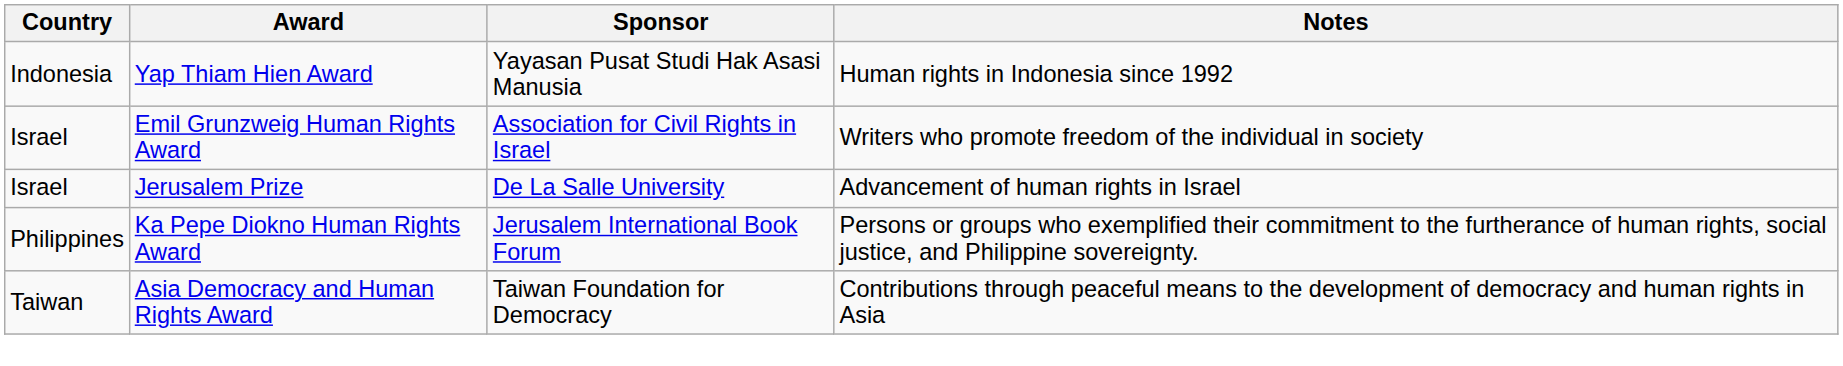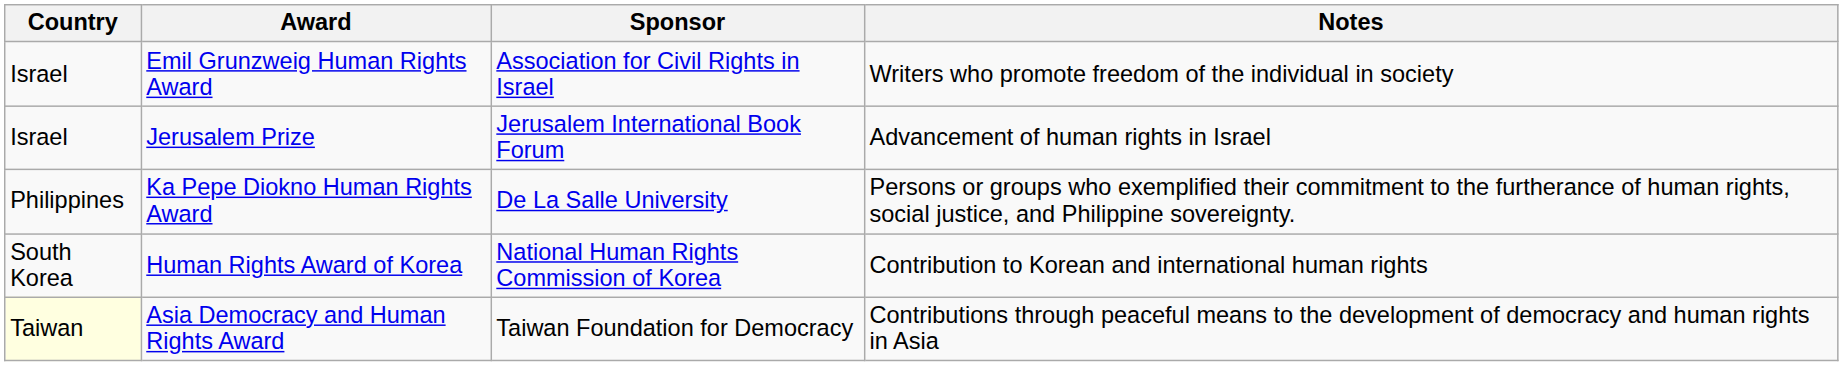- row: (254, 73)
(609, 187) De La Salle University -> (649, 137) Jerusalem International Book Forum
(645, 238) Jerusalem International Book Forum -> (612, 201) De La Salle University
+ row: (304, 264)
(47, 302) no background -> (47, 328) lightyellow background
